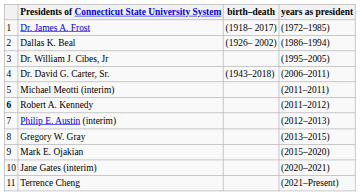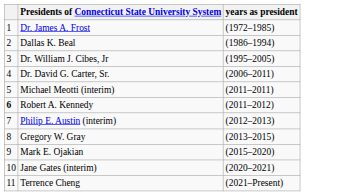- column: (251, 12)
